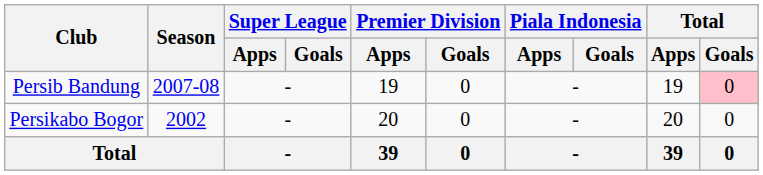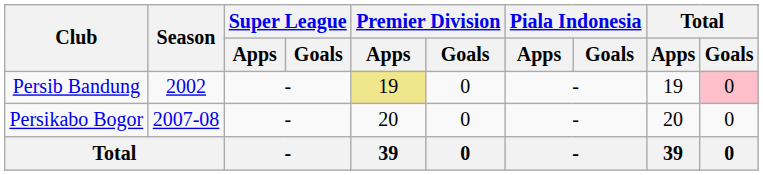(186, 87) 2007-08 -> (186, 87) 2002
(388, 87) no background -> (388, 87) khaki background
(186, 120) 2002 -> (186, 120) 2007-08
